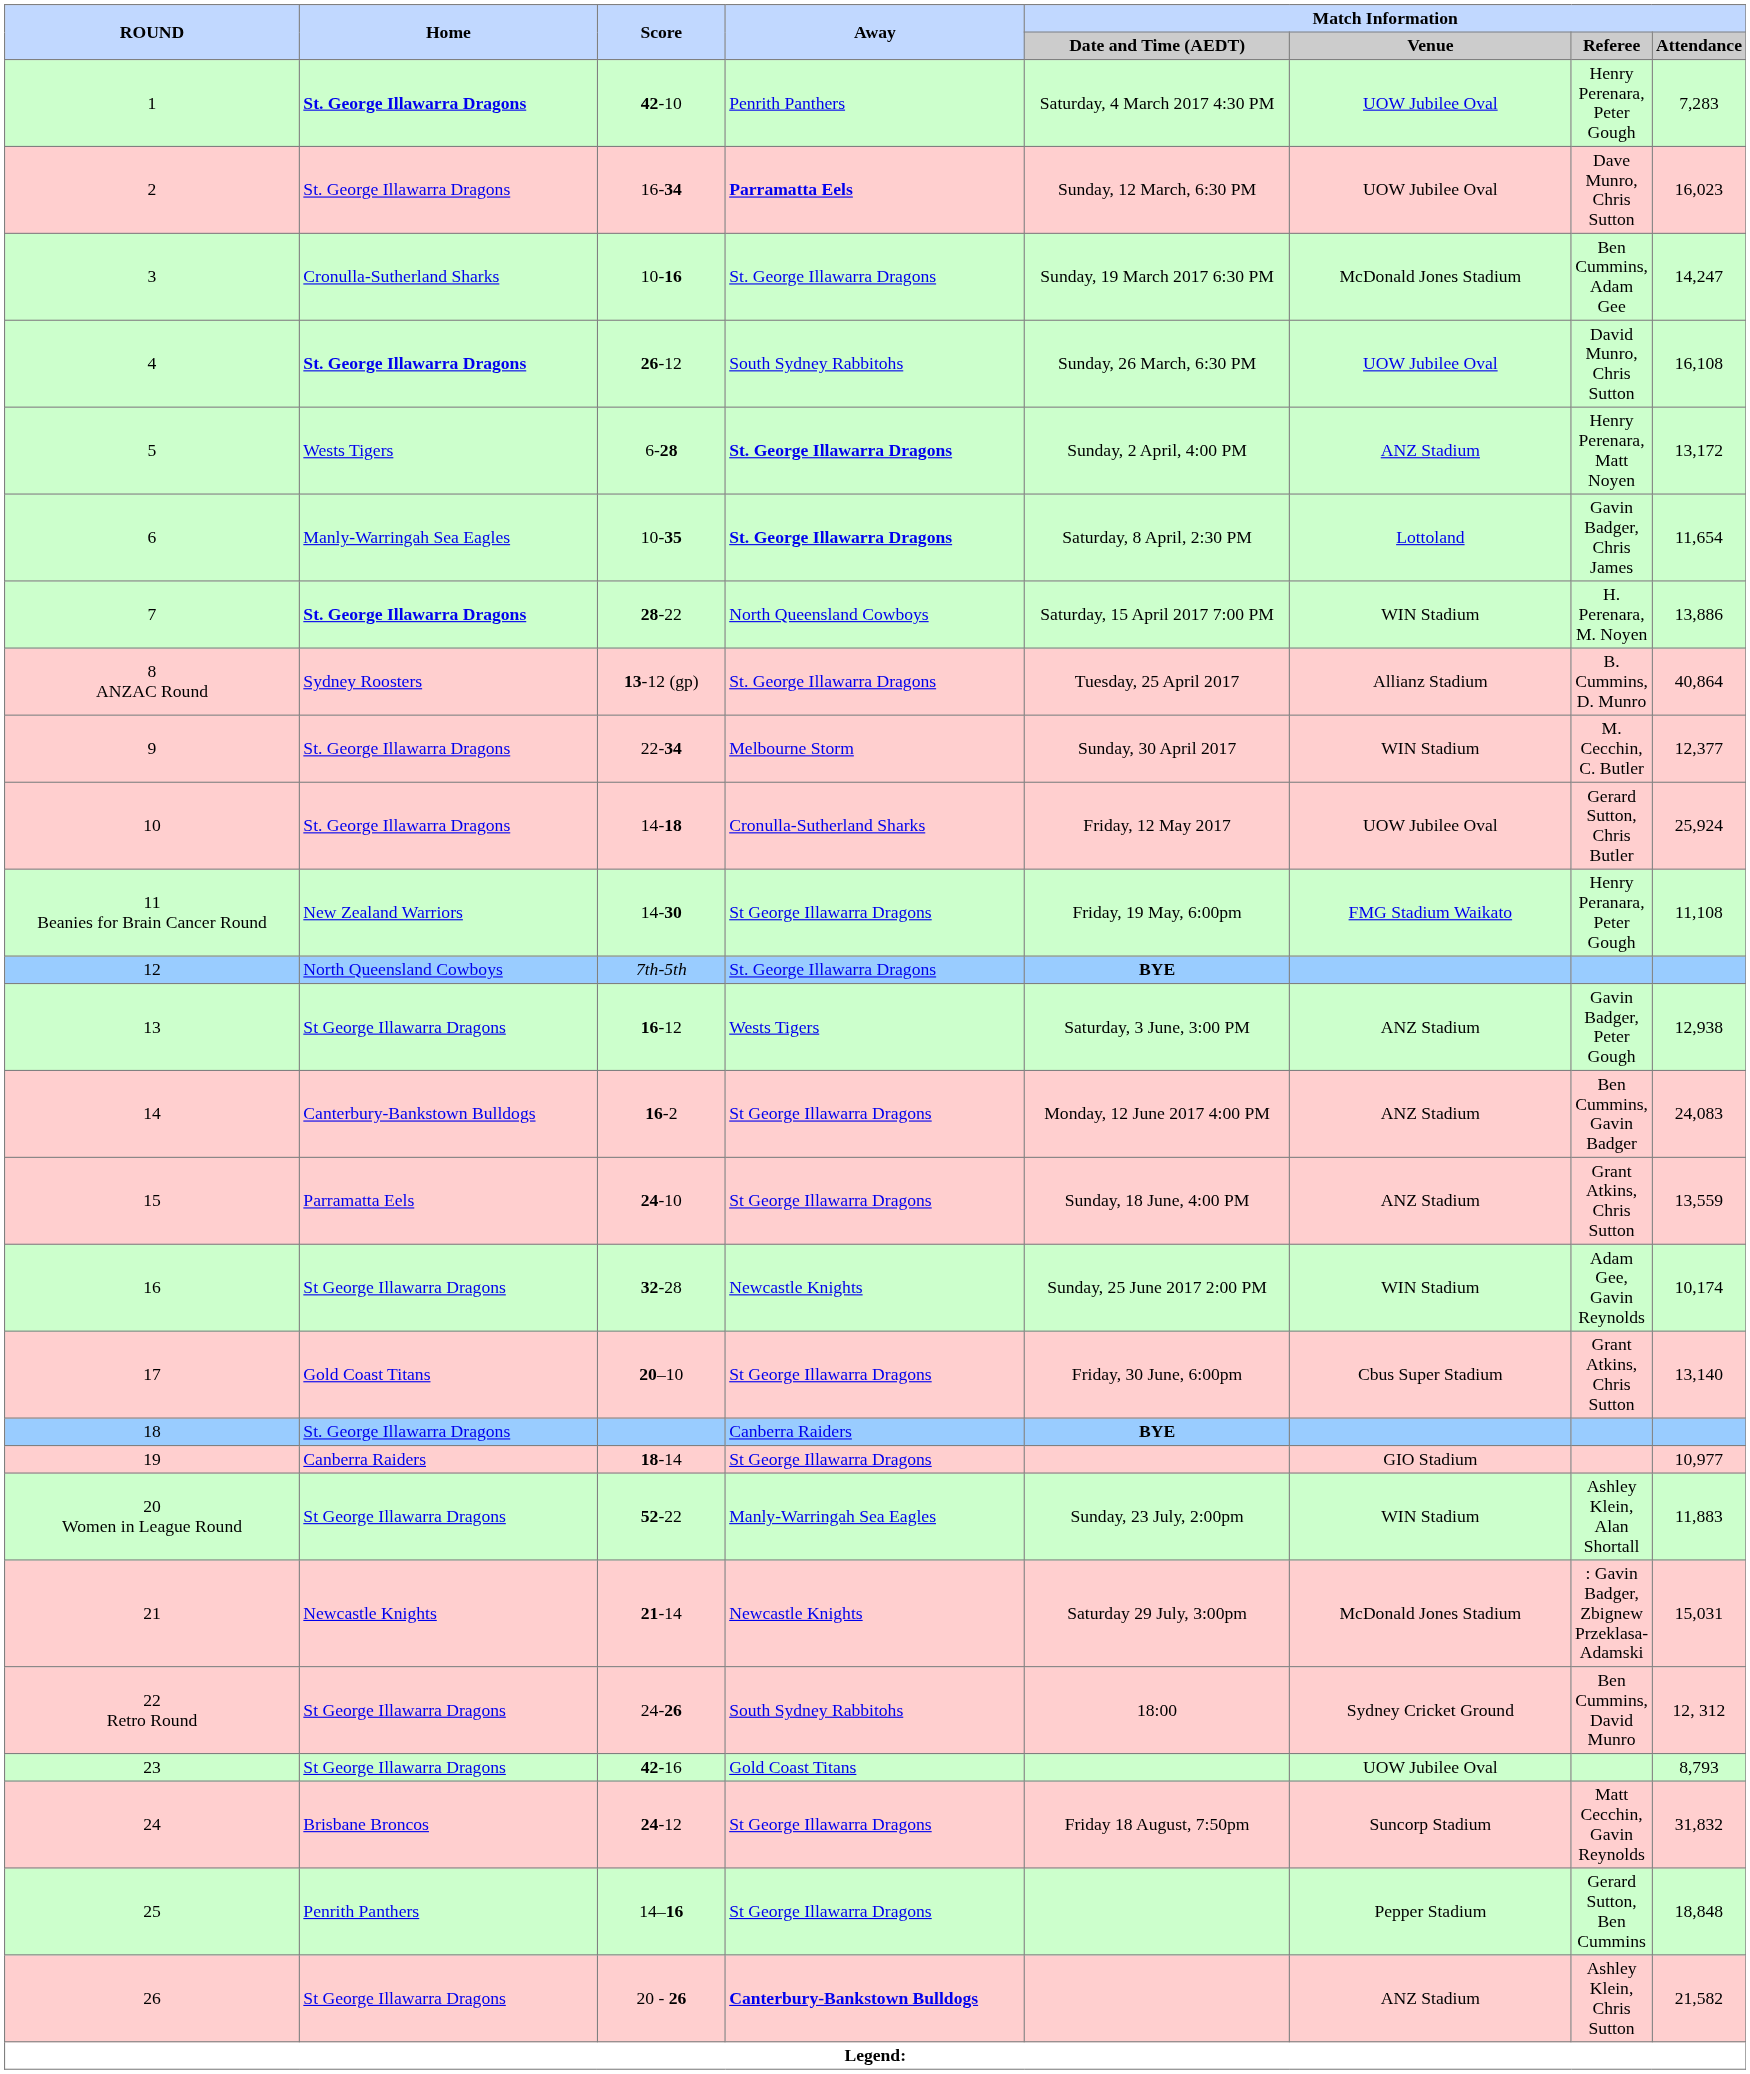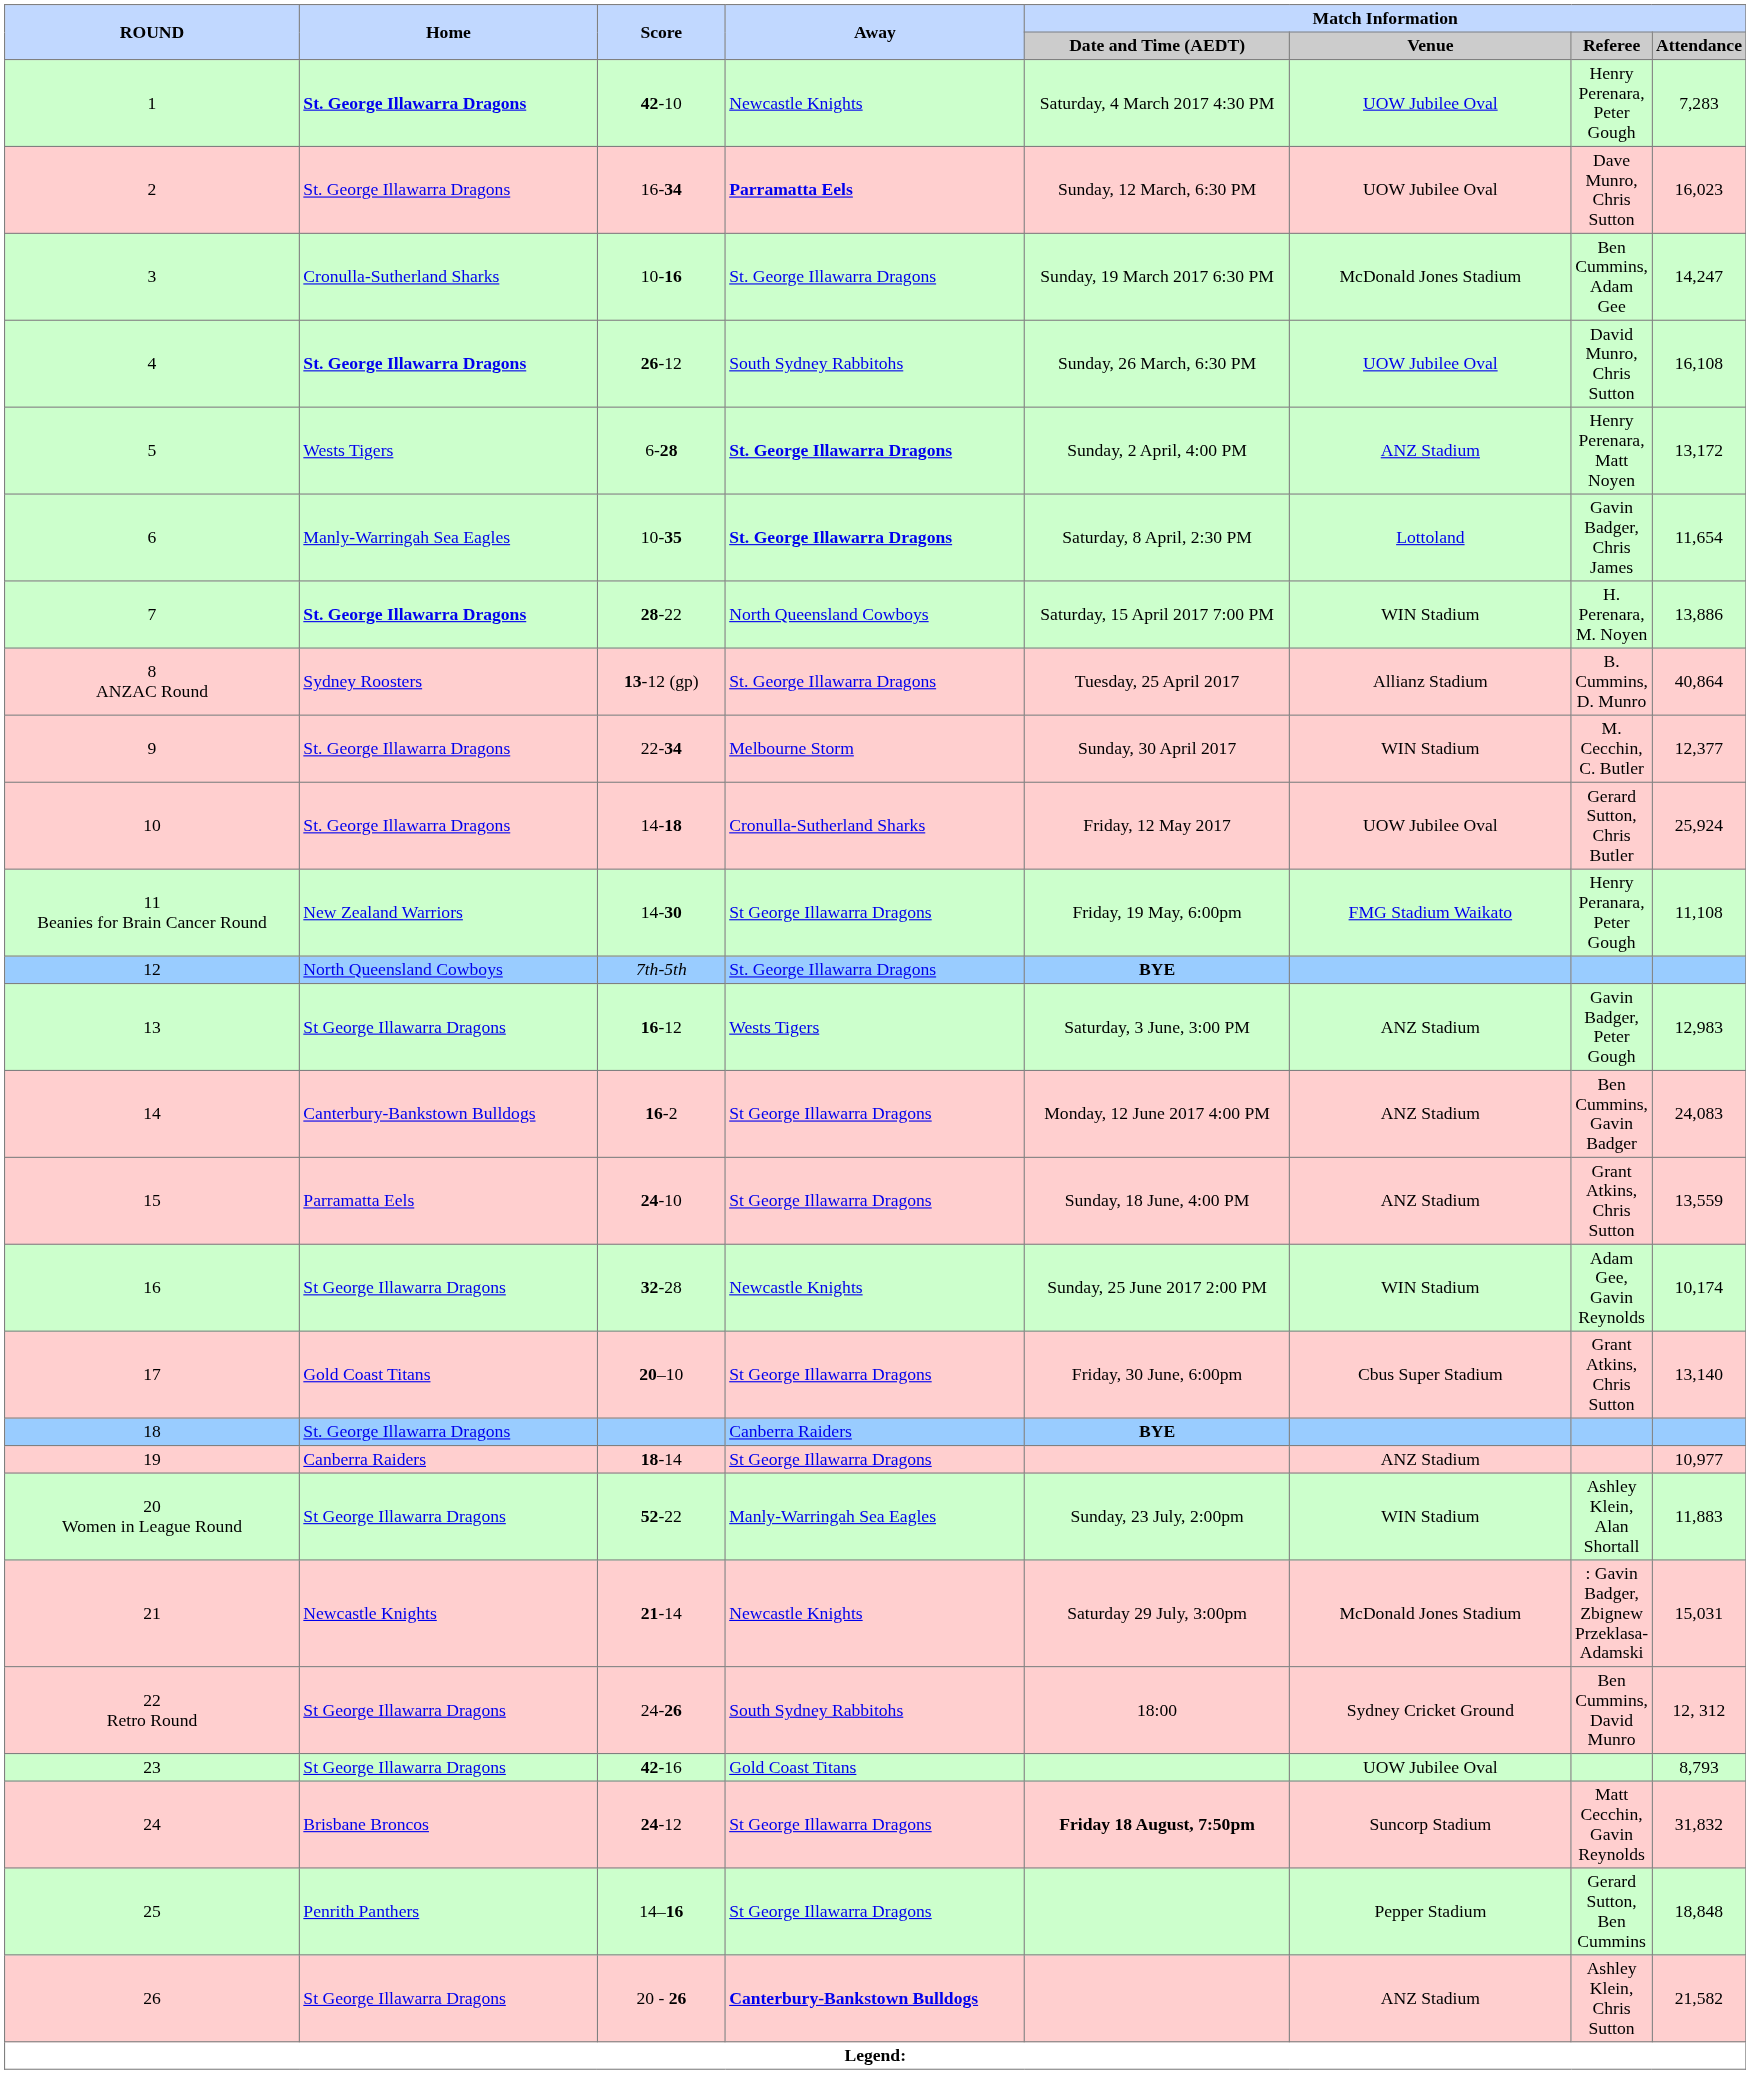(787, 102) Penrith Panthers -> (796, 102) Newcastle Knights
(1699, 1026) 12,938 -> (1699, 1026) 12,983
(1430, 1459) GIO Stadium -> (1430, 1459) ANZ Stadium
(1157, 1824) normal -> (1157, 1824) bold
